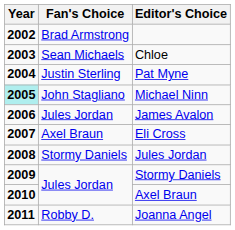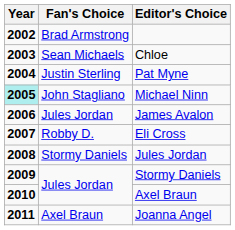(72, 134) Axel Braun -> (68, 134) Robby D.
(68, 214) Robby D. -> (72, 214) Axel Braun
